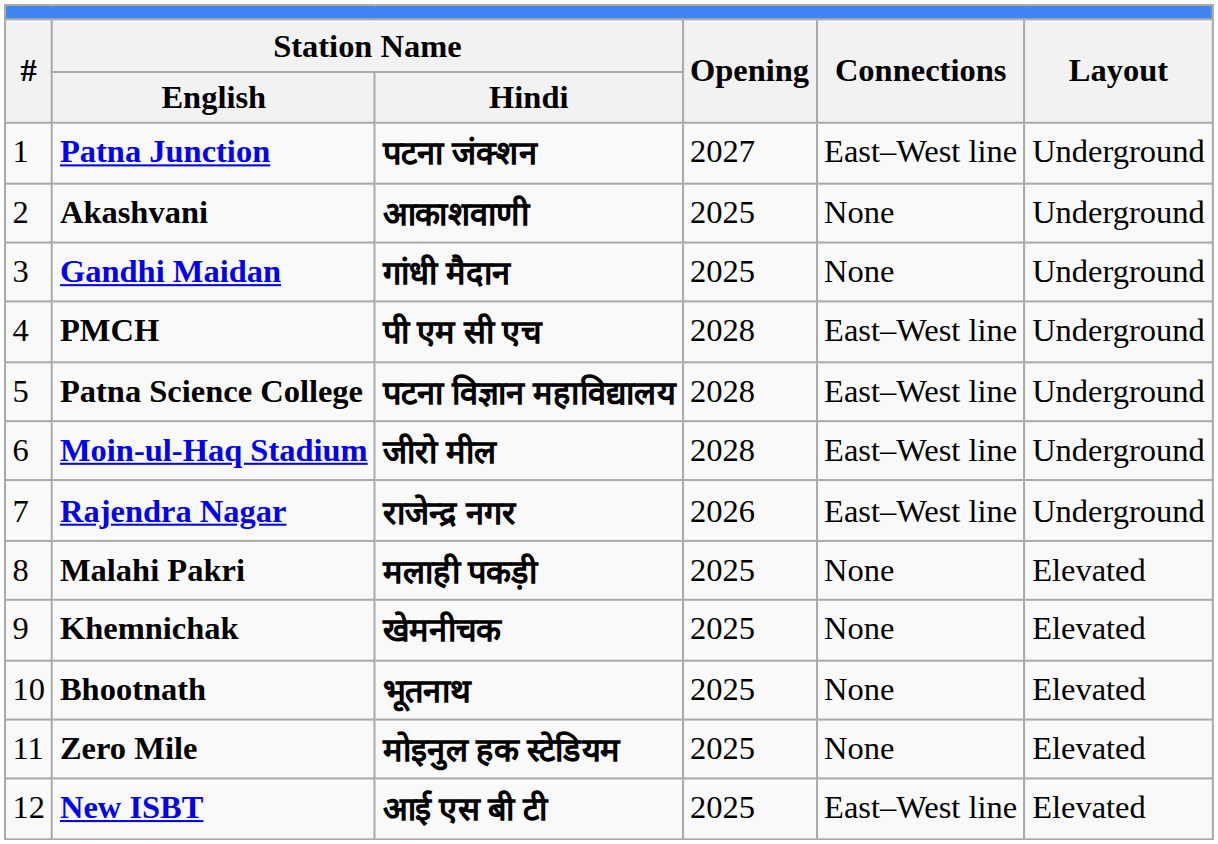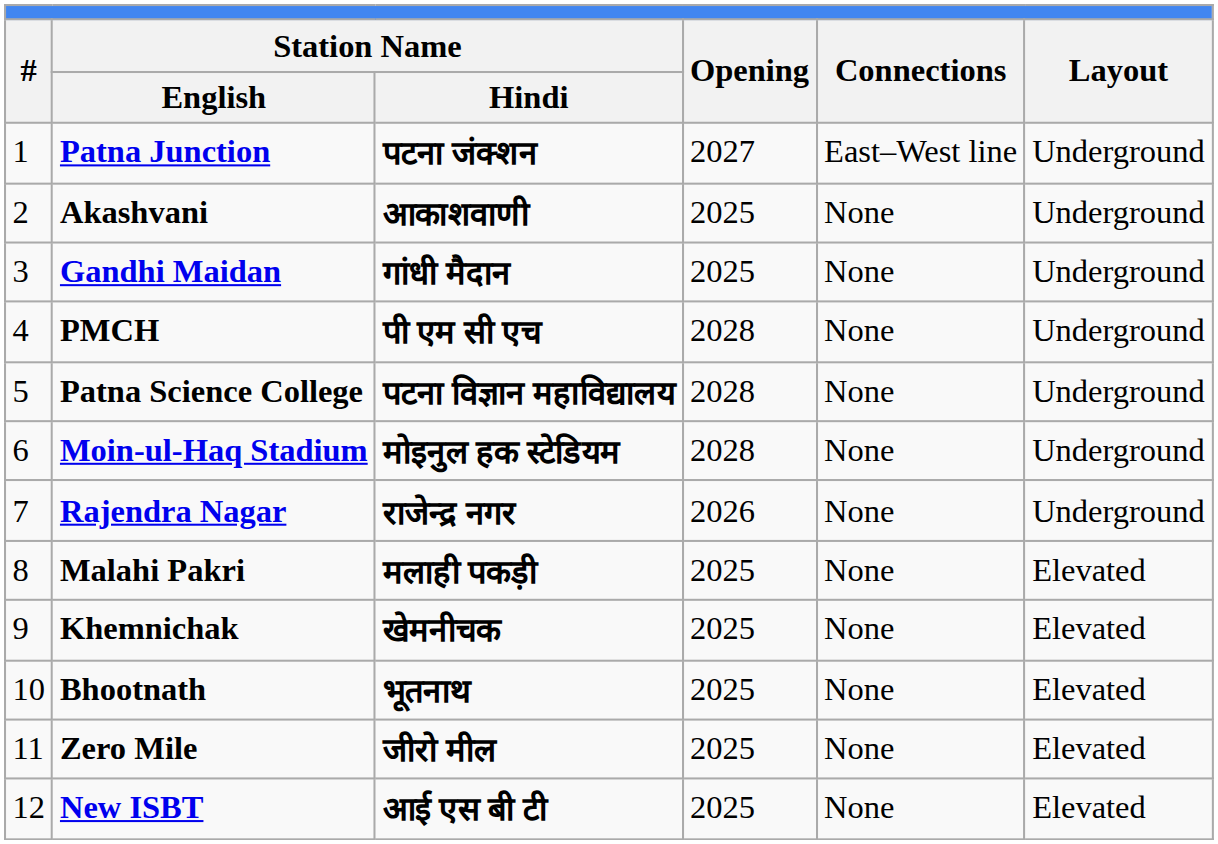(921, 331) East–West line -> (859, 331) None
(921, 390) East–West line -> (859, 390) None
(439, 452) जीरो मील -> (501, 452) मोइनुल हक स्टेडियम
(921, 450) East–West line -> (859, 450) None
(921, 510) East–West line -> (859, 510) None
(501, 750) मोइनुल हक स्टेडियम -> (439, 750) जीरो मील
(921, 808) East–West line -> (859, 808) None
